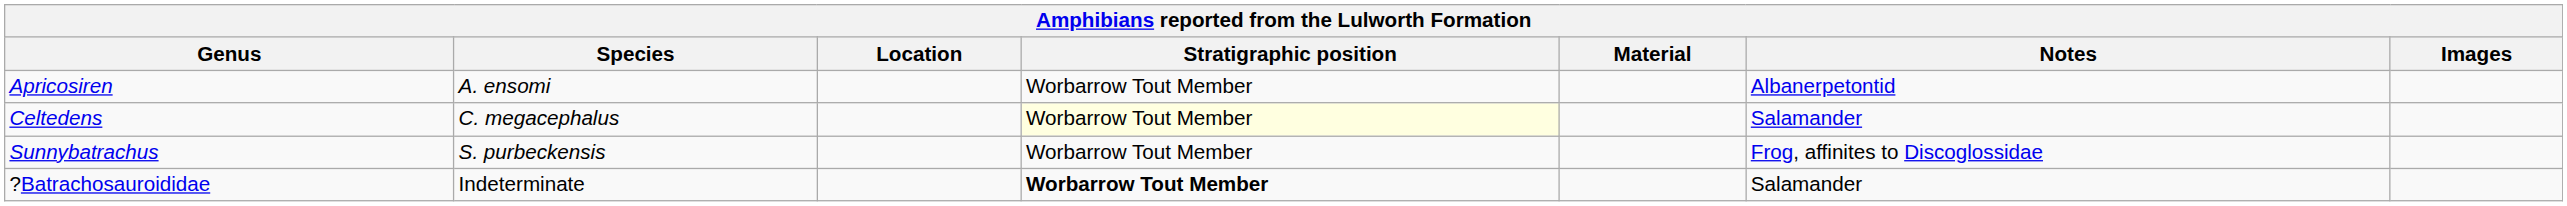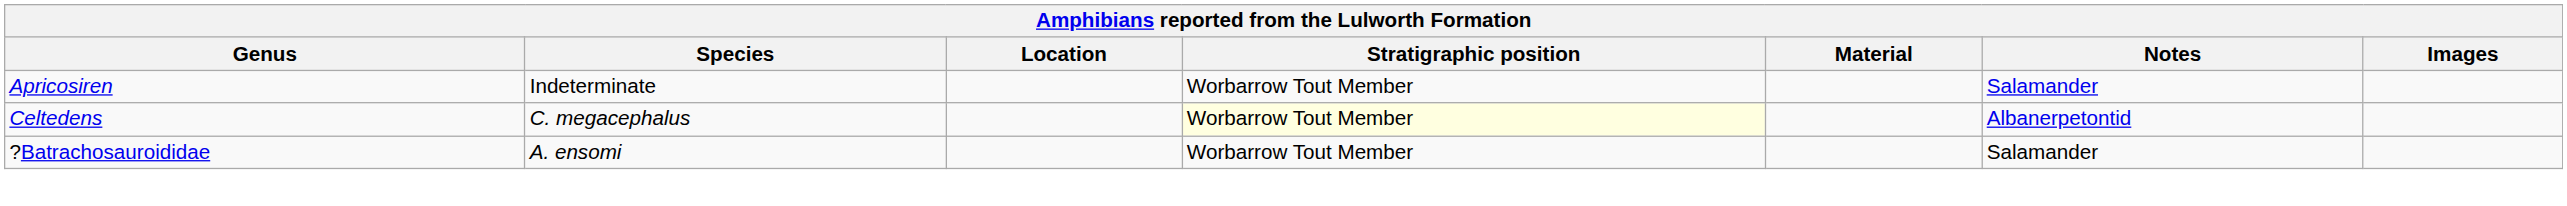(505, 86) A. ensomi -> (593, 86) Indeterminate
(1823, 86) Albanerpetontid -> (2042, 86) Salamander
(1806, 119) Salamander -> (2059, 119) Albanerpetontid
- row: (84, 151)
(522, 184) Indeterminate -> (576, 151) A. ensomi
(1147, 184) bold -> (1300, 151) normal
